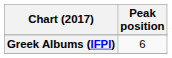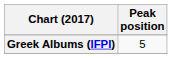(142, 44) 6 -> (142, 44) 5
